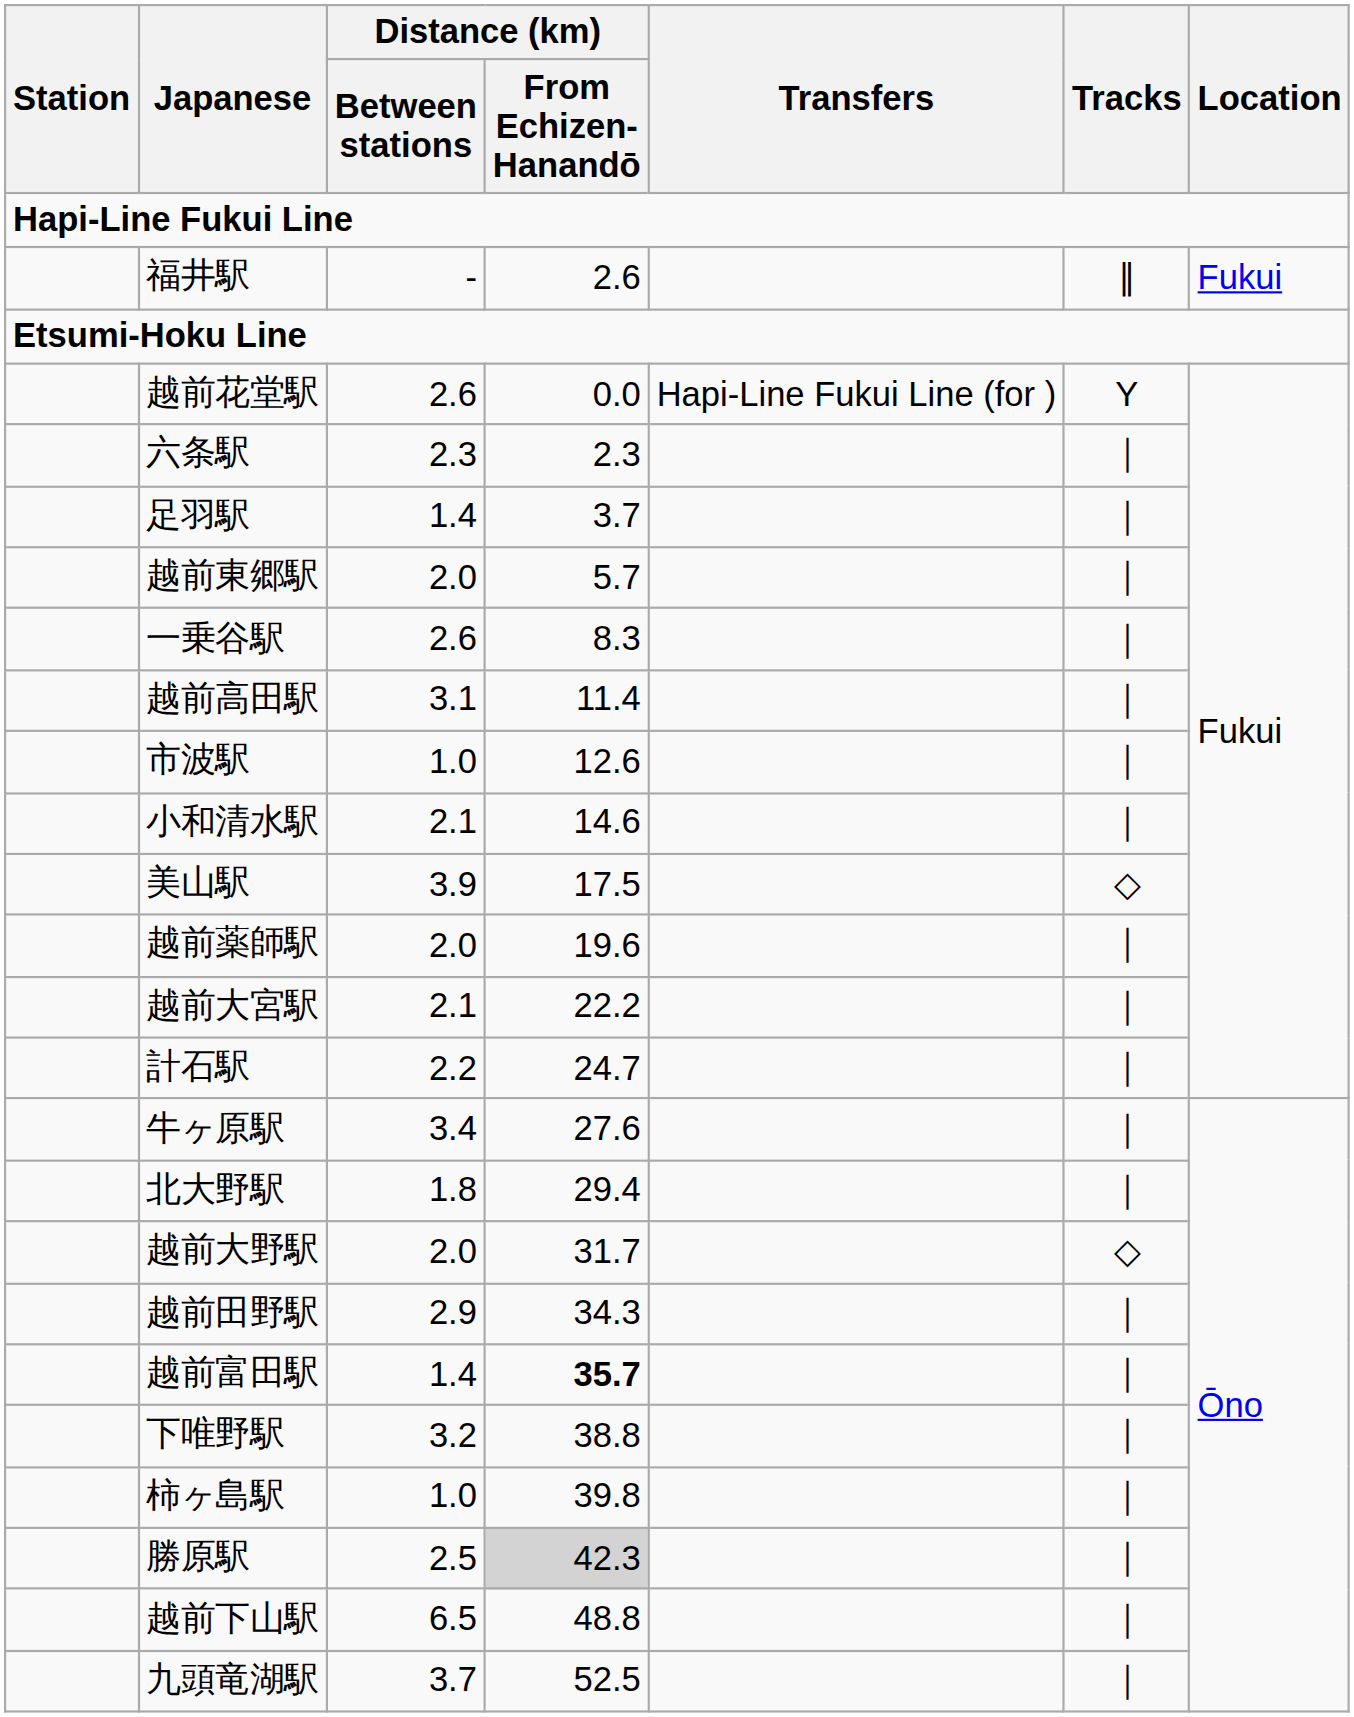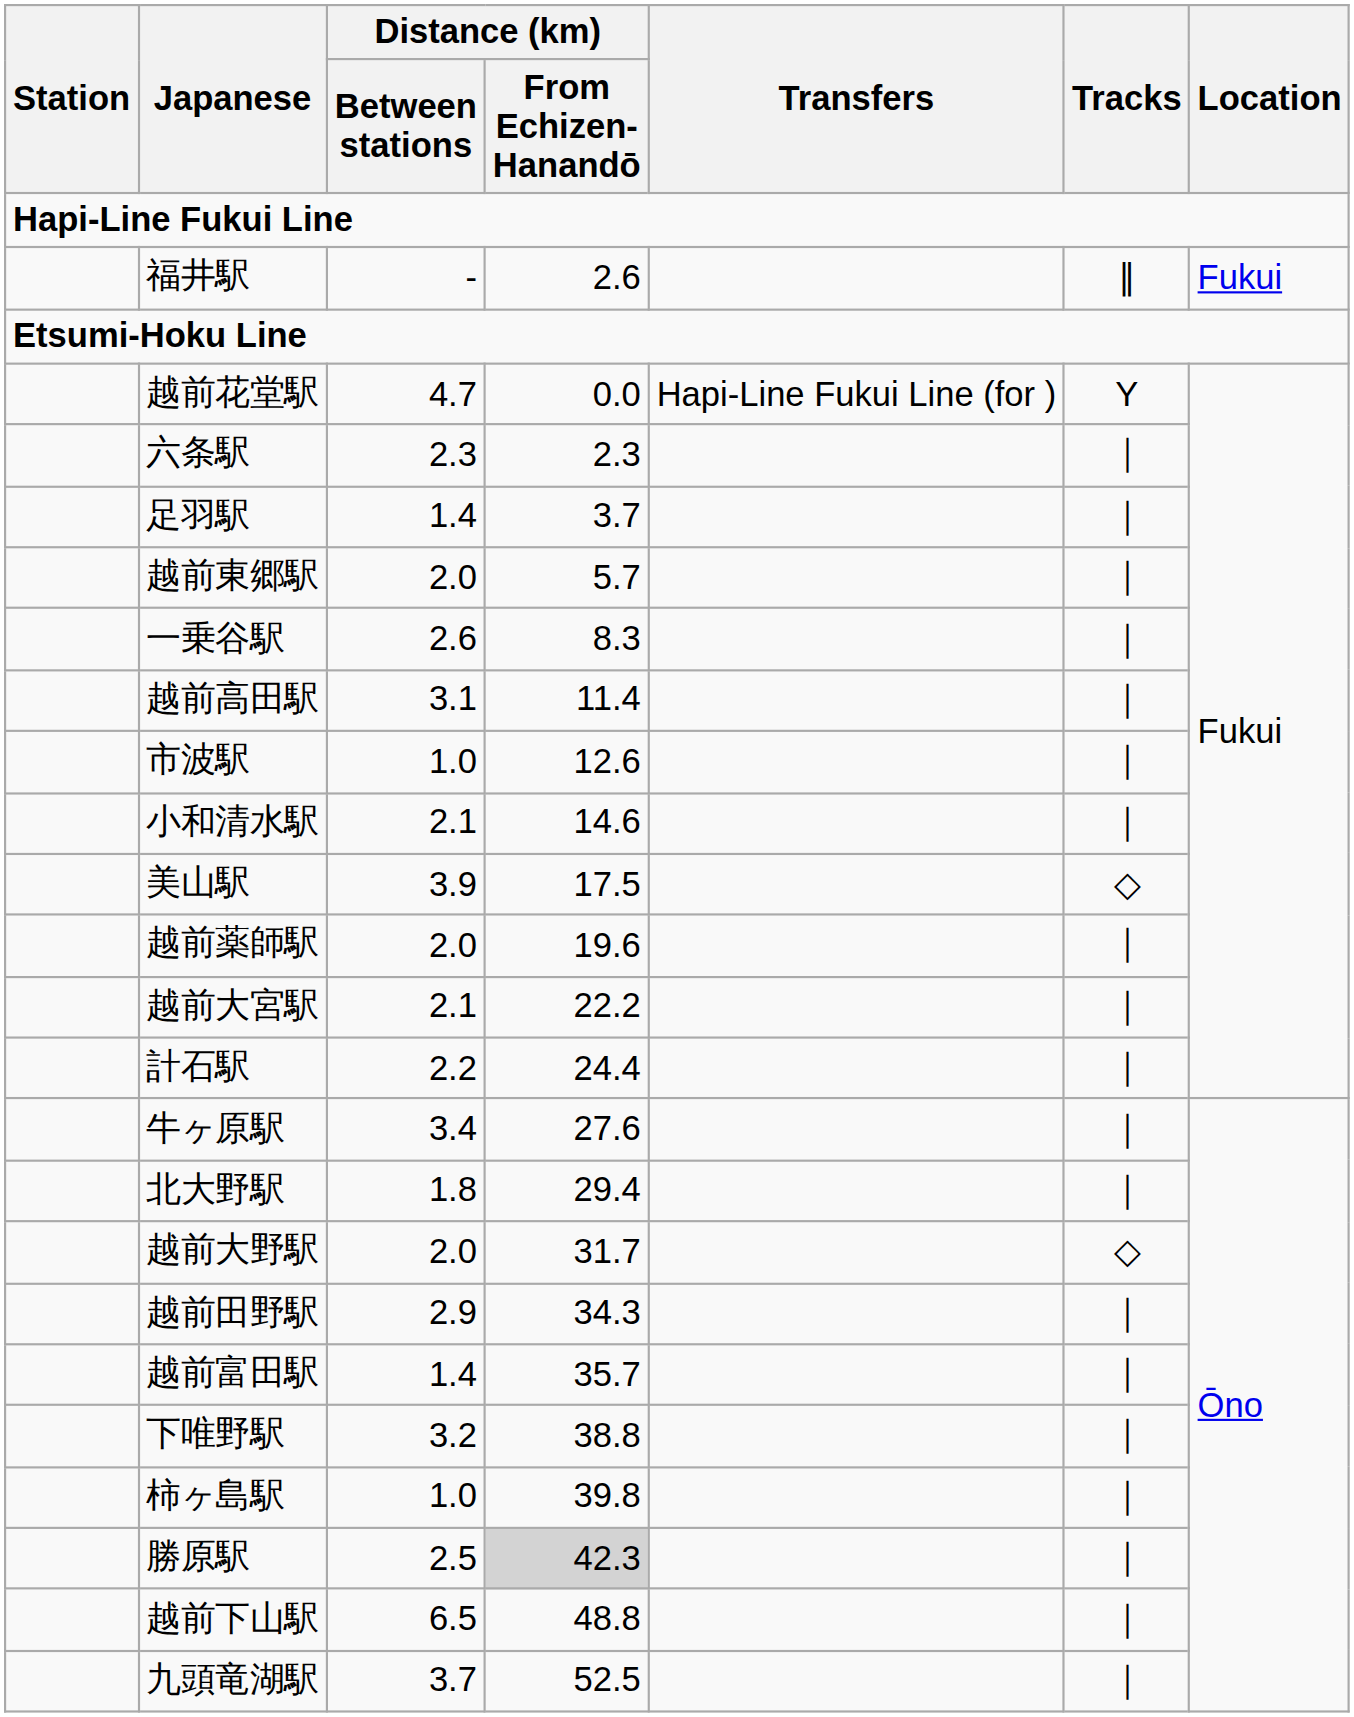(453, 393) 2.6 -> (453, 393) 4.7
(607, 1067) 24.7 -> (607, 1067) 24.4
(607, 1374) bold -> (607, 1374) normal
